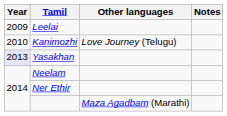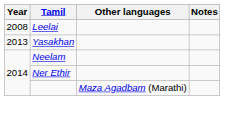(17, 27) 2009 -> (17, 27) 2008
- row: (55, 42)
(17, 57) lavender background -> (17, 42) no background
